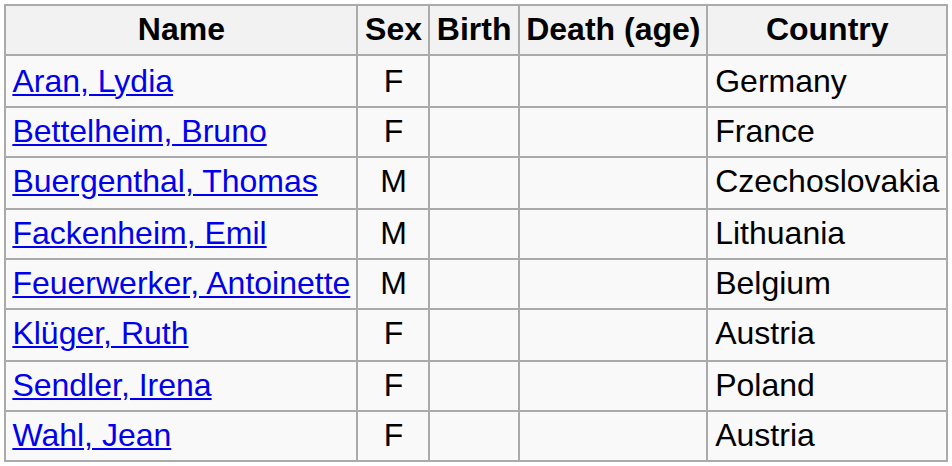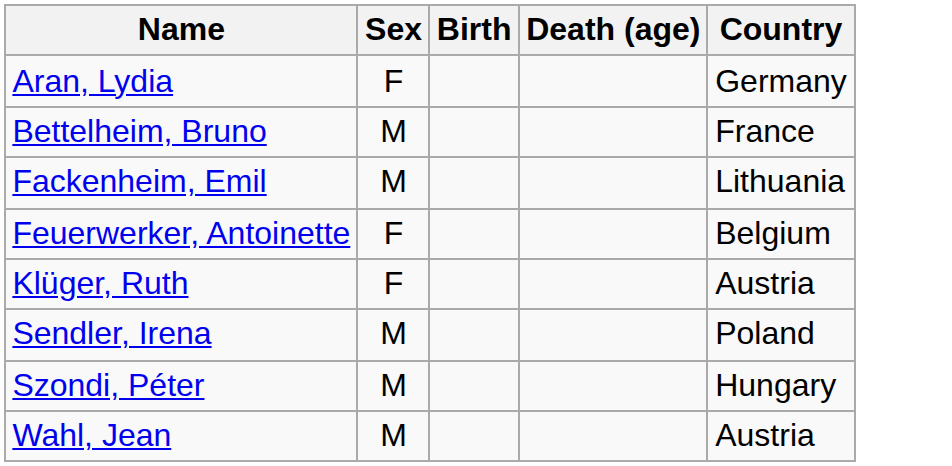(394, 131) F -> (394, 131) M
- row: (165, 182)
(394, 283) M -> (394, 232) F
(394, 385) F -> (394, 334) M
+ row: (108, 385)
(394, 435) F -> (394, 435) M
